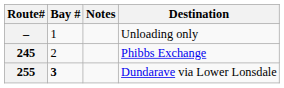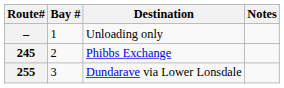columns swapped: (199, 14) <-> (101, 14)
(54, 72) bold -> (54, 72) normal
